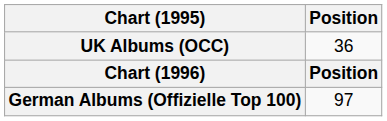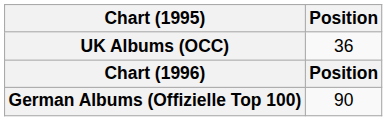(344, 101) 97 -> (344, 101) 90
